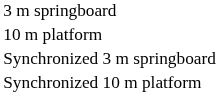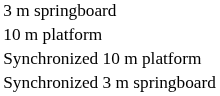rows swapped: (110, 58) <-> (102, 82)
